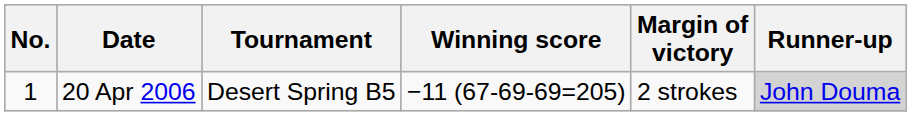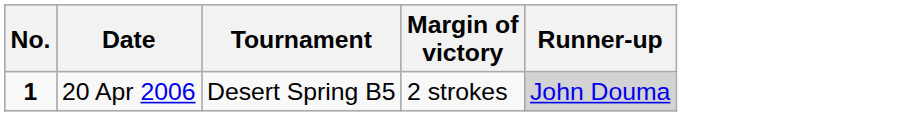- column: (516, 38)
(31, 92) normal -> (31, 92) bold
